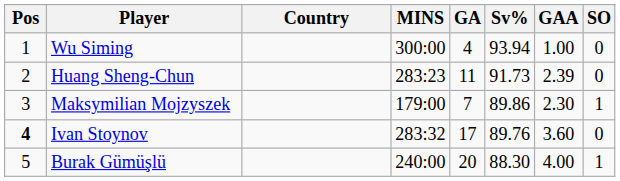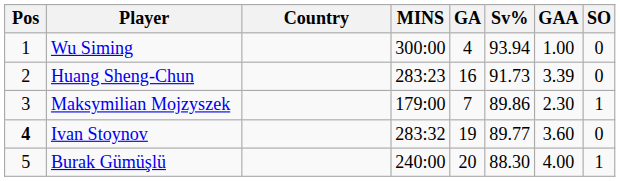(467, 76) 11 -> (467, 76) 16
(558, 76) 2.39 -> (558, 76) 3.39
(467, 133) 17 -> (467, 133) 19
(510, 133) 89.76 -> (510, 133) 89.77
